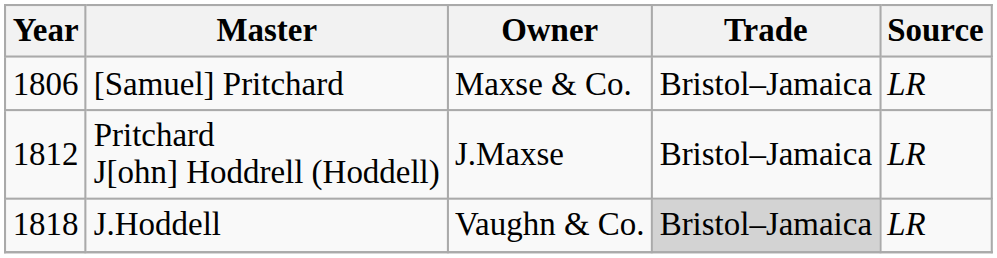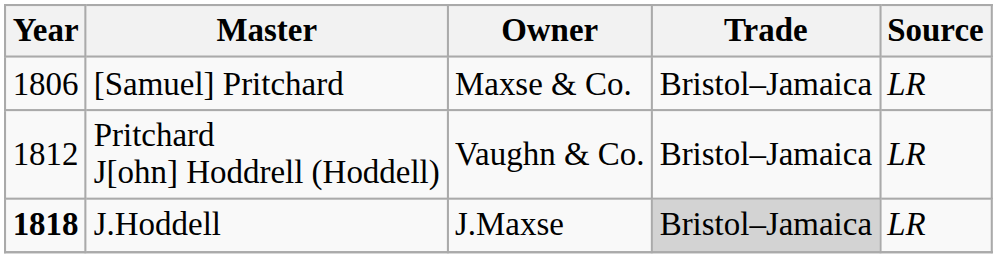(509, 153) J.Maxse -> (550, 153) Vaughn & Co.
(46, 224) normal -> (46, 224) bold
(550, 224) Vaughn & Co. -> (509, 224) J.Maxse
